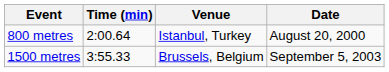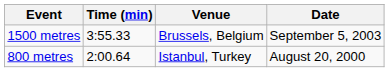rows swapped: (40, 35) <-> (44, 56)
